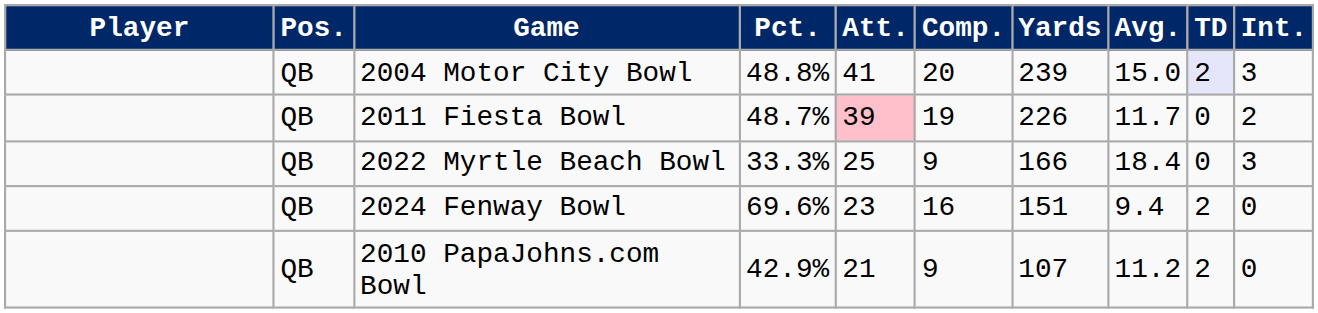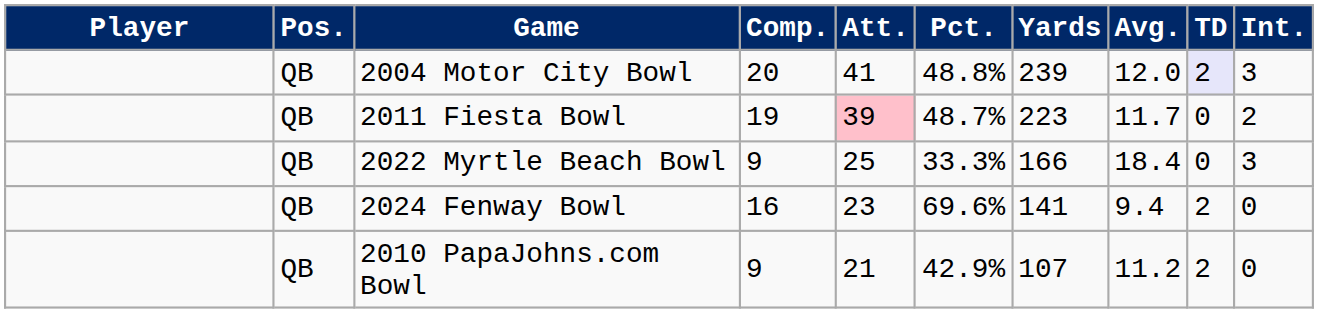columns swapped: (964, 28) <-> (788, 28)
(1148, 73) 15.0 -> (1148, 73) 12.0
(1043, 118) 226 -> (1043, 118) 223
(1043, 208) 151 -> (1043, 208) 141
